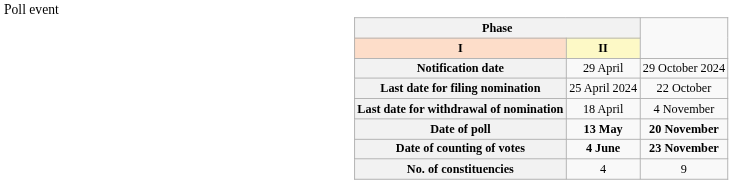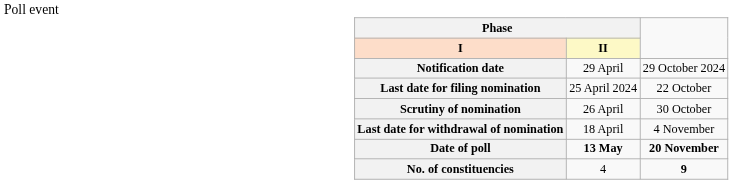+ row: (460, 108)
- row: (460, 149)
(684, 169) normal -> (684, 169) bold
